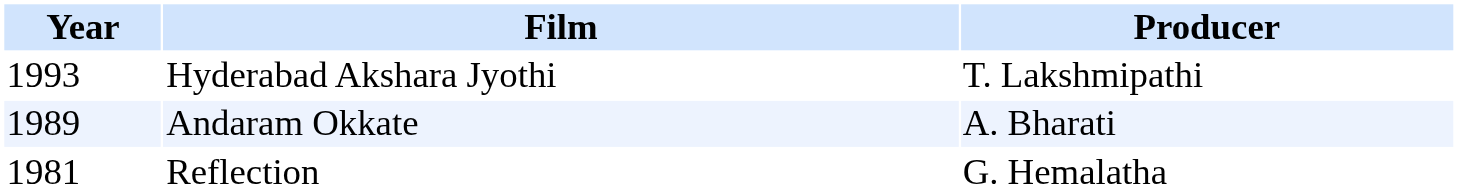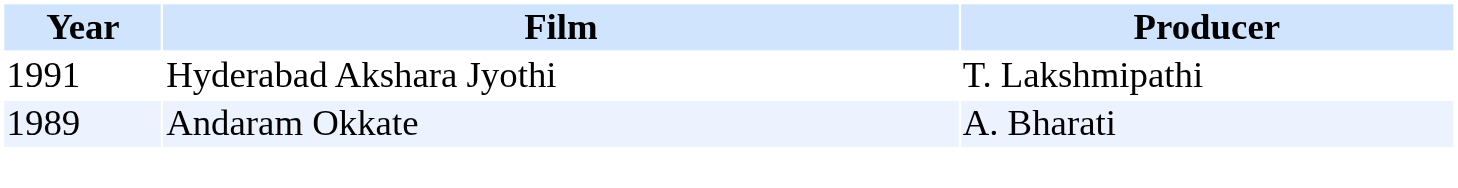(43, 74) 1993 -> (43, 74) 1991
- row: (243, 171)
